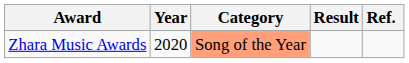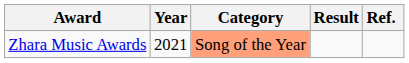(171, 44) 2020 -> (171, 44) 2021
